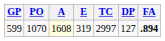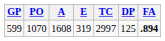(61, 28) lightyellow background -> (61, 28) no background
(128, 28) 127 -> (128, 28) 125
